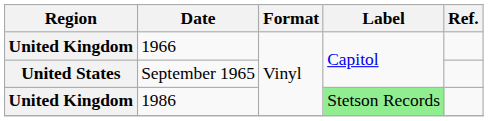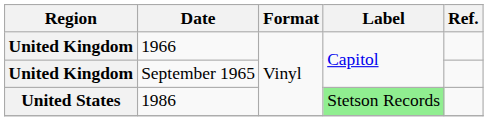(71, 73) United States -> (71, 73) United Kingdom
(71, 101) United Kingdom -> (71, 101) United States
